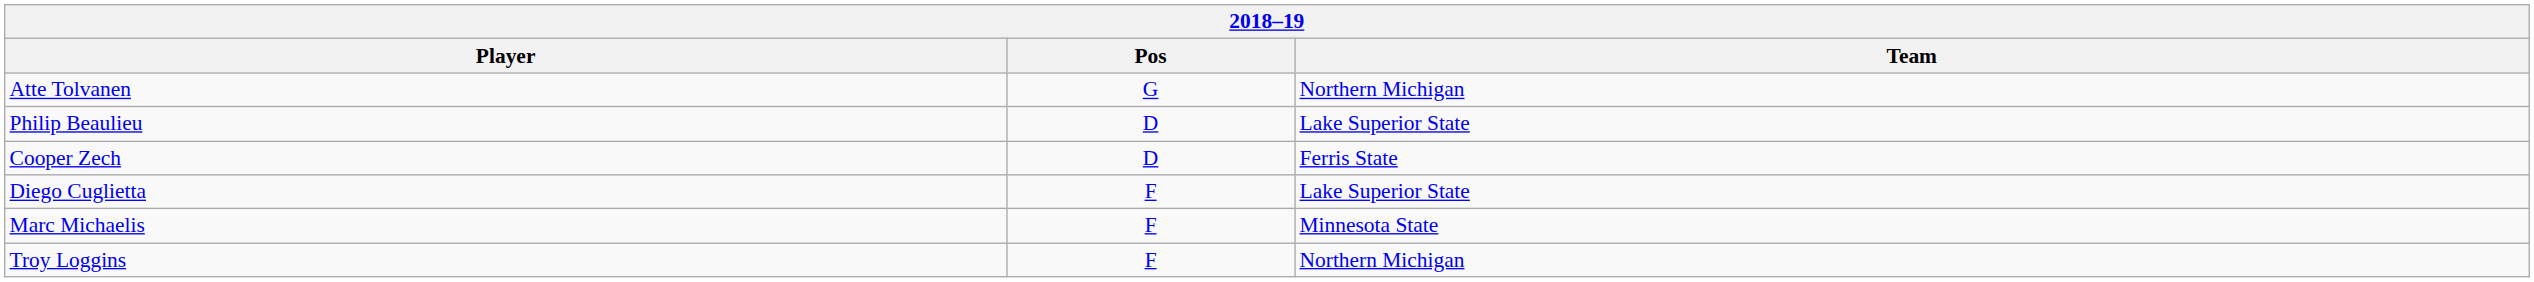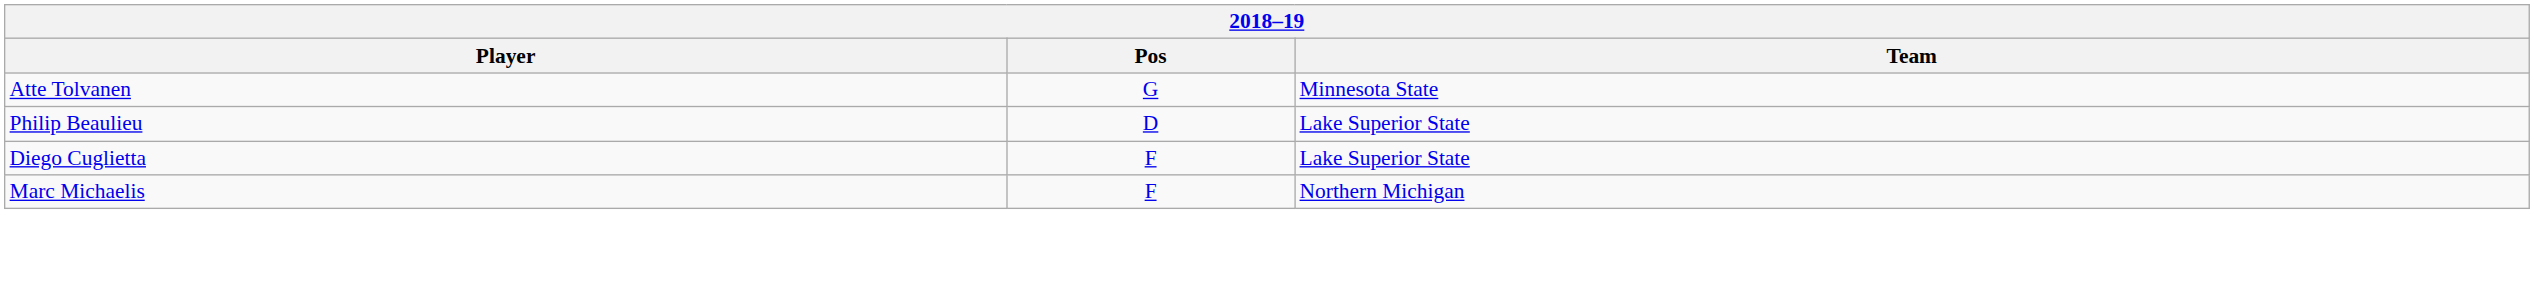(1382, 89) Northern Michigan -> (1369, 89) Minnesota State
- row: (65, 157)
(1369, 225) Minnesota State -> (1382, 191) Northern Michigan
- row: (68, 259)
